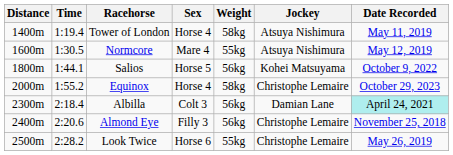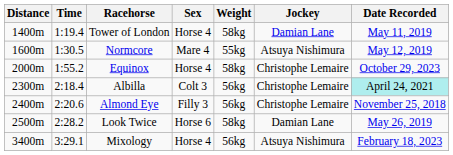(303, 31) Atsuya Nishimura -> (303, 31) Damian Lane
- row: (129, 68)
(303, 104) Damian Lane -> (303, 86) Christophe Lemaire
(234, 141) 55kg -> (234, 123) 58kg
(303, 141) Christophe Lemaire -> (303, 123) Damian Lane
+ row: (129, 141)
